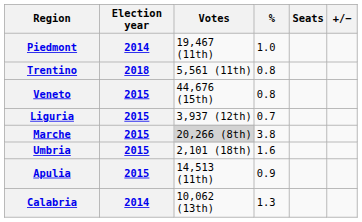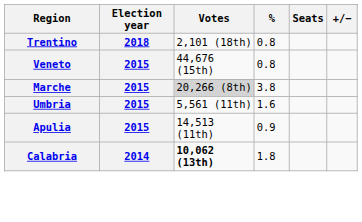- row: (52, 48)
(214, 71) 5,561 (11th) -> (214, 42) 2,101 (18th)
- row: (52, 117)
(214, 151) 2,101 (18th) -> (214, 105) 5,561 (11th)
(195, 202) normal -> (195, 157) bold
(266, 202) 1.3 -> (266, 157) 1.8
